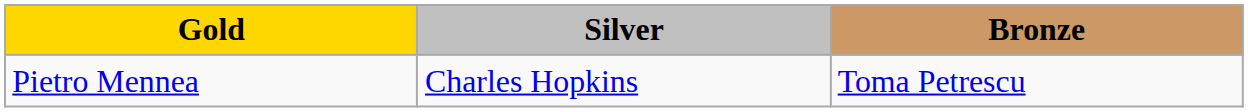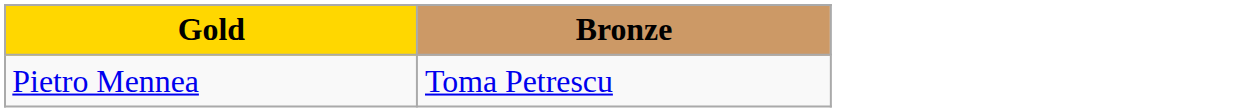- column: (624, 29)
